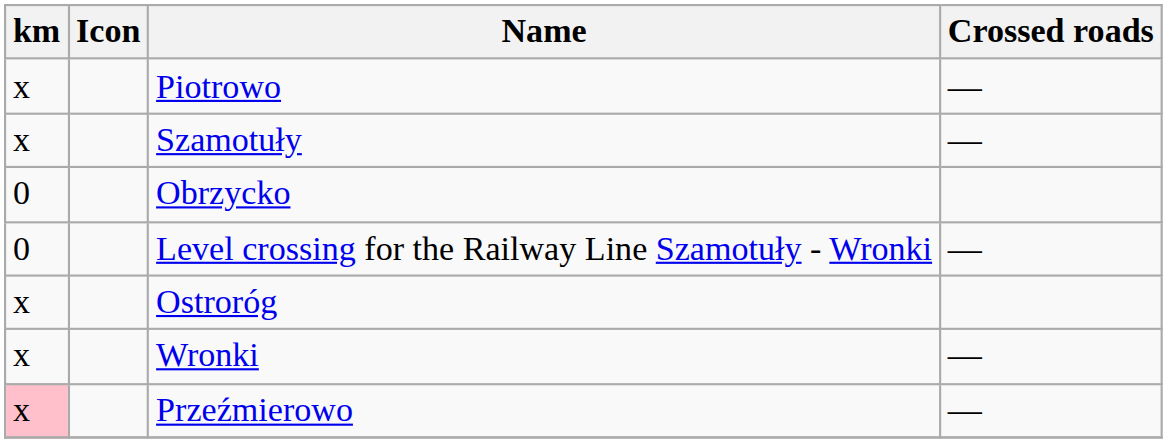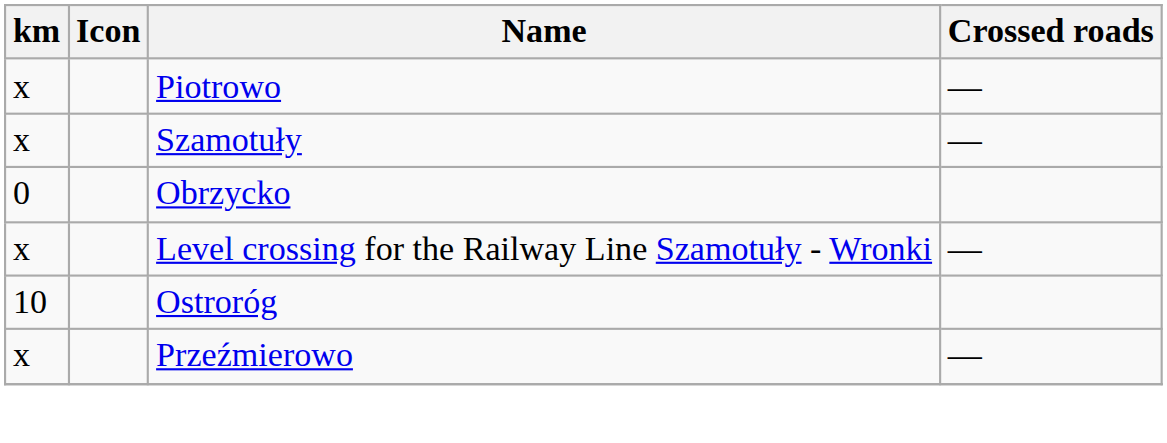(21, 247) 0 -> (21, 247) x
(21, 301) x -> (30, 301) 10
- row: (207, 355)
(21, 409) pink background -> (21, 355) no background
